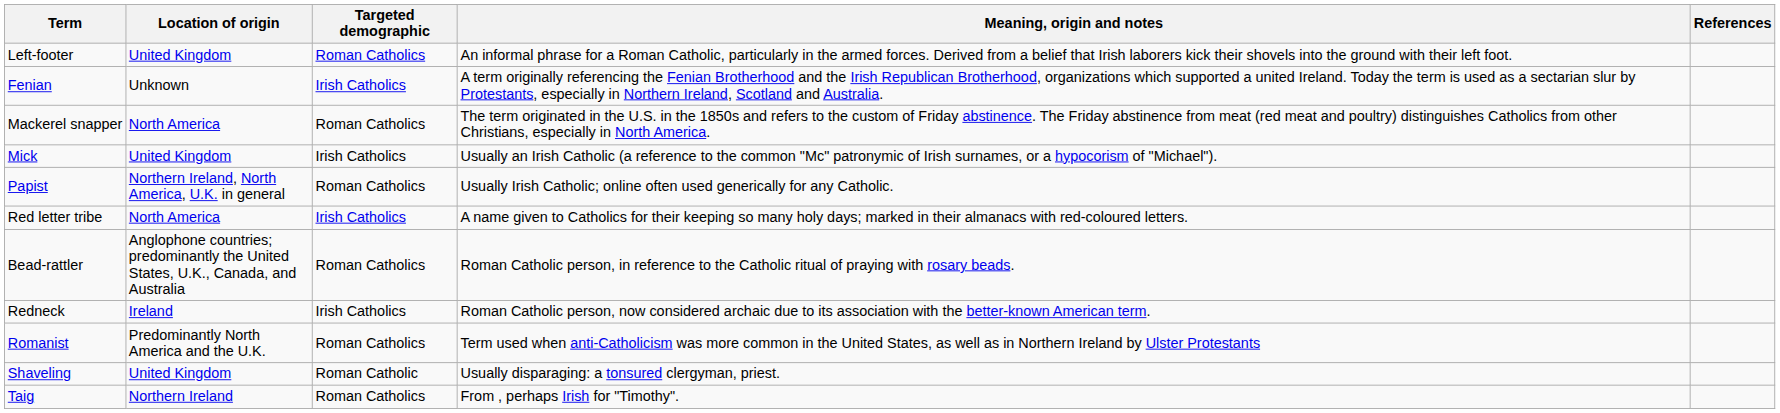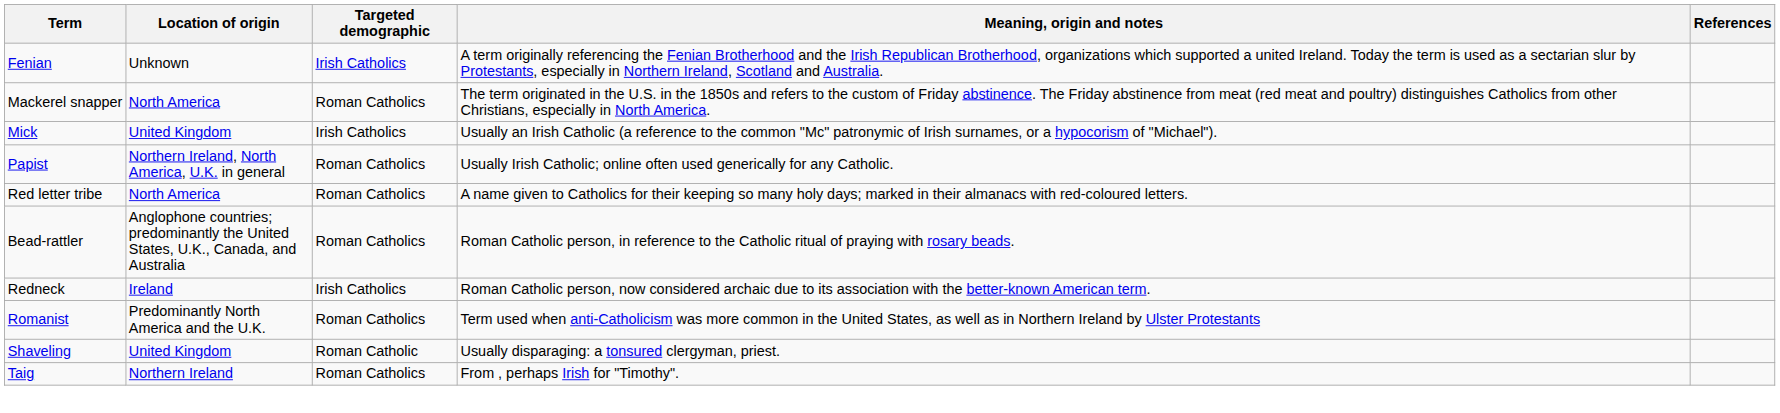- row: (41, 54)
(361, 217) Irish Catholics -> (370, 194) Roman Catholics
